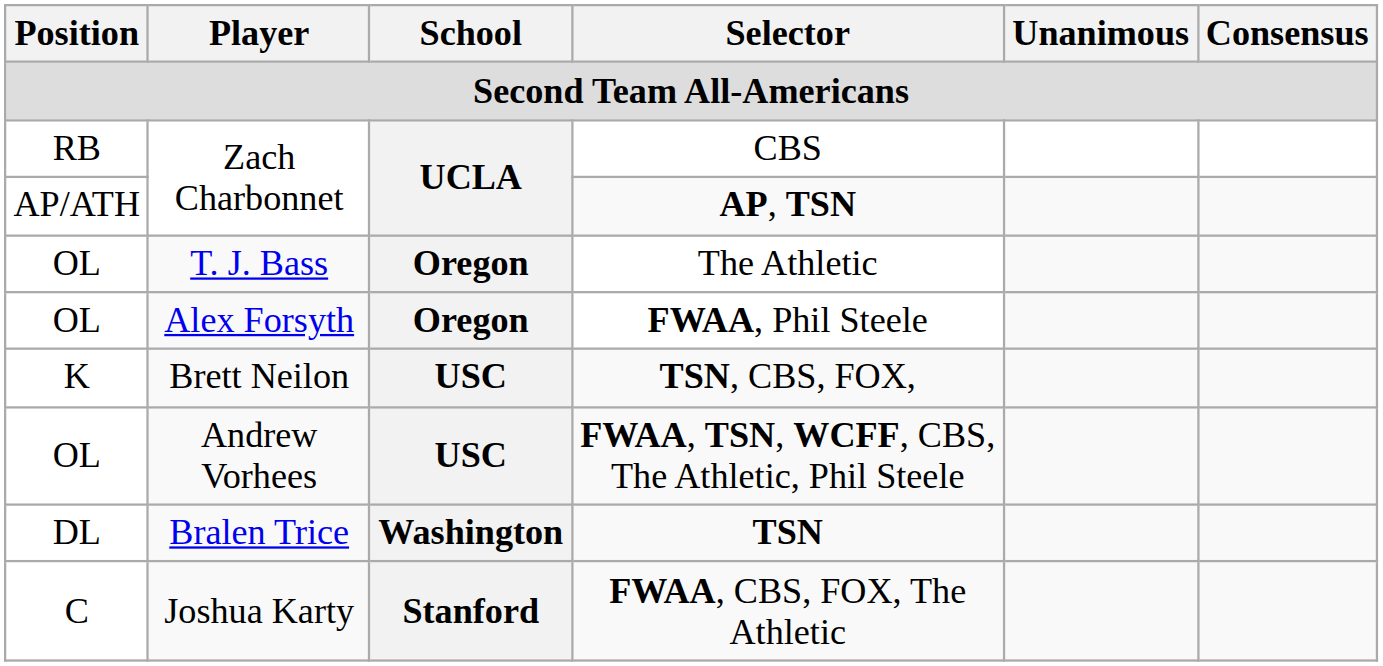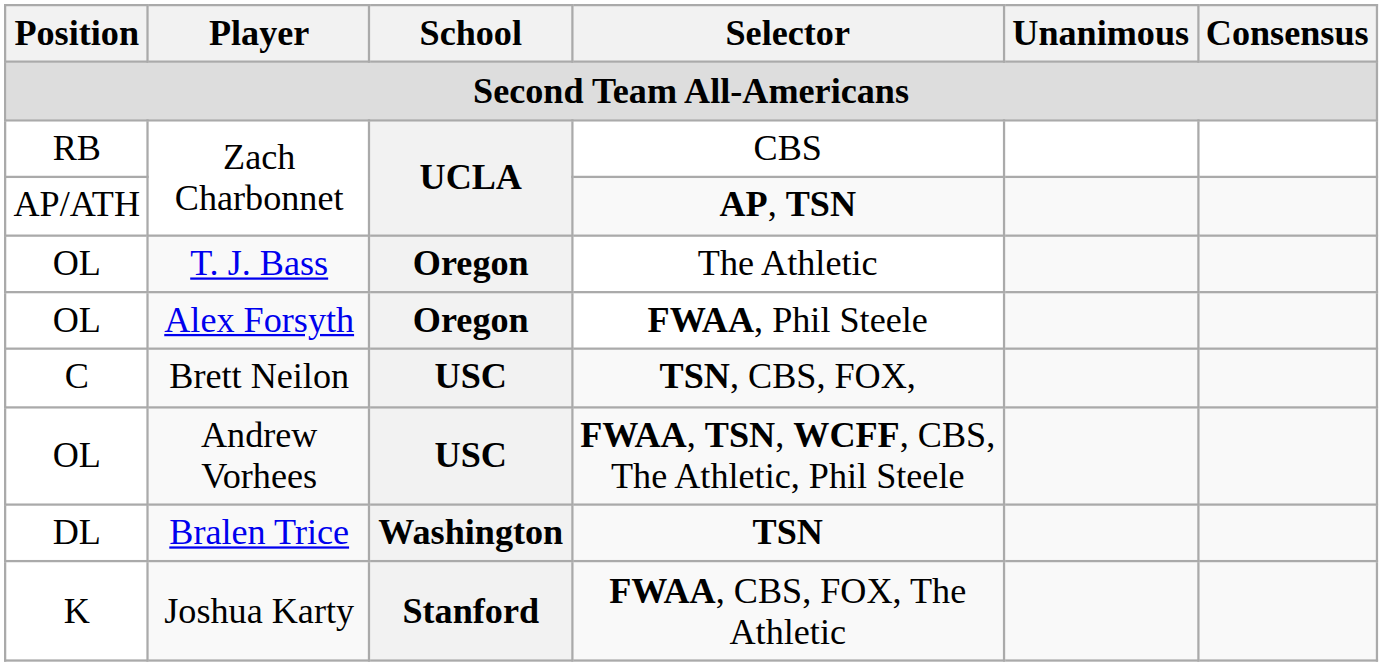(77, 377) K -> (77, 377) C
(77, 610) C -> (77, 610) K
